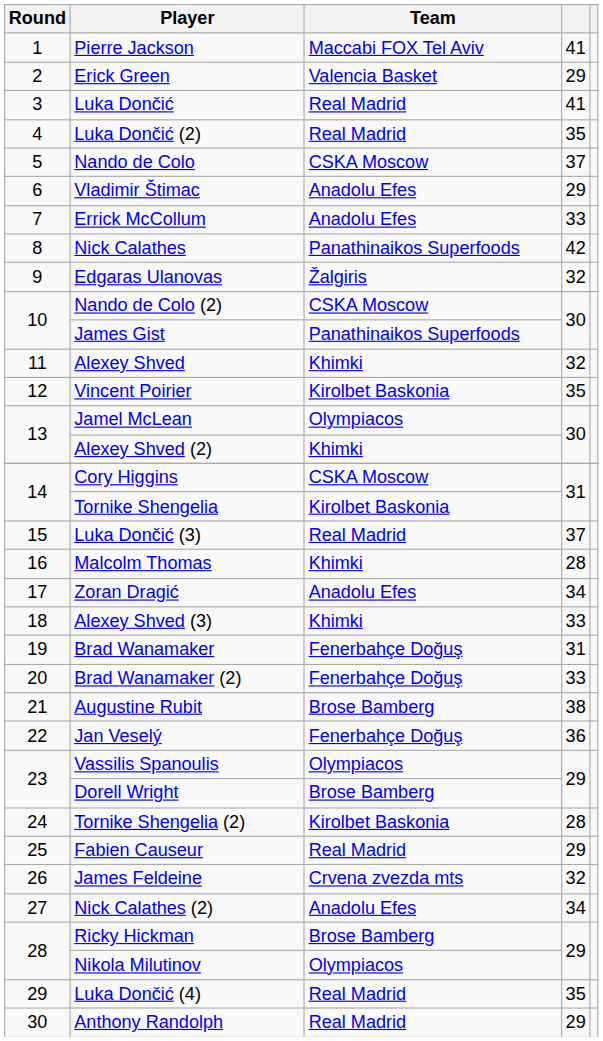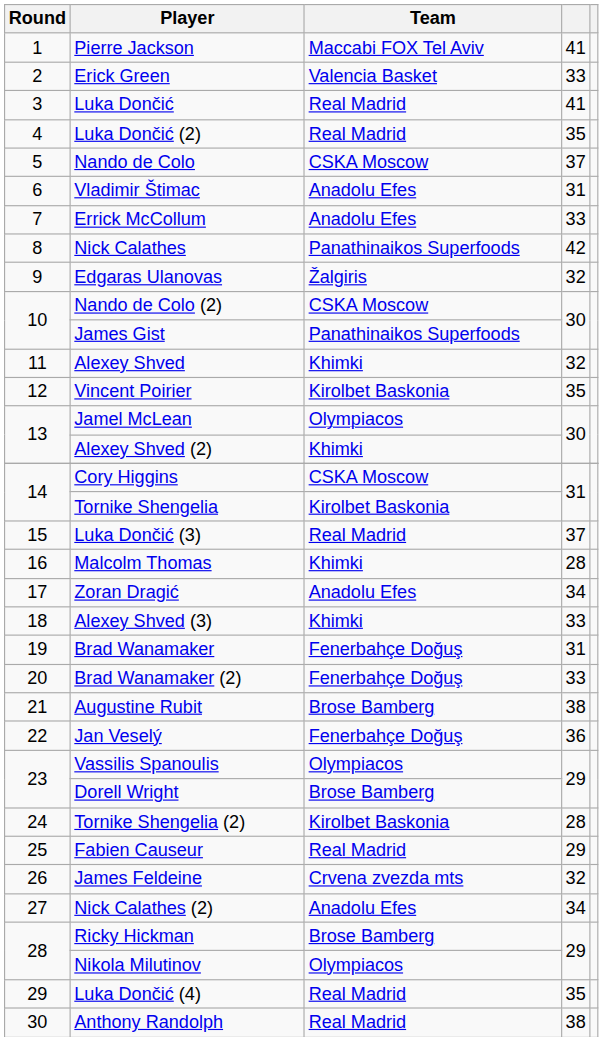(576, 76) 29 -> (576, 76) 33
(576, 190) 29 -> (576, 190) 31
(576, 1022) 29 -> (576, 1022) 38
